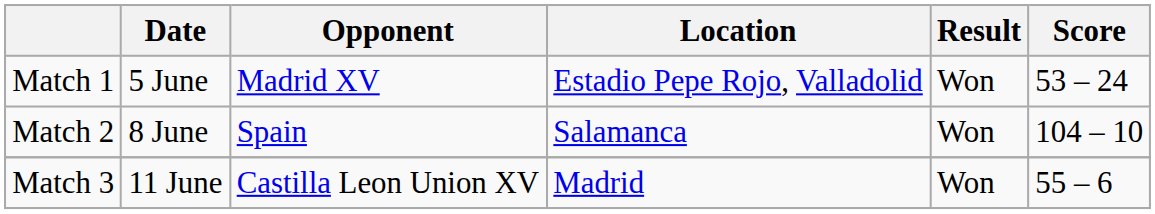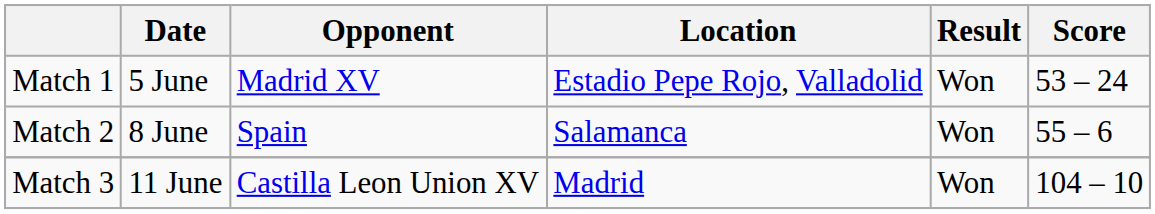(1089, 131) 104 – 10 -> (1074, 131) 55 – 6
(1074, 182) 55 – 6 -> (1089, 182) 104 – 10
